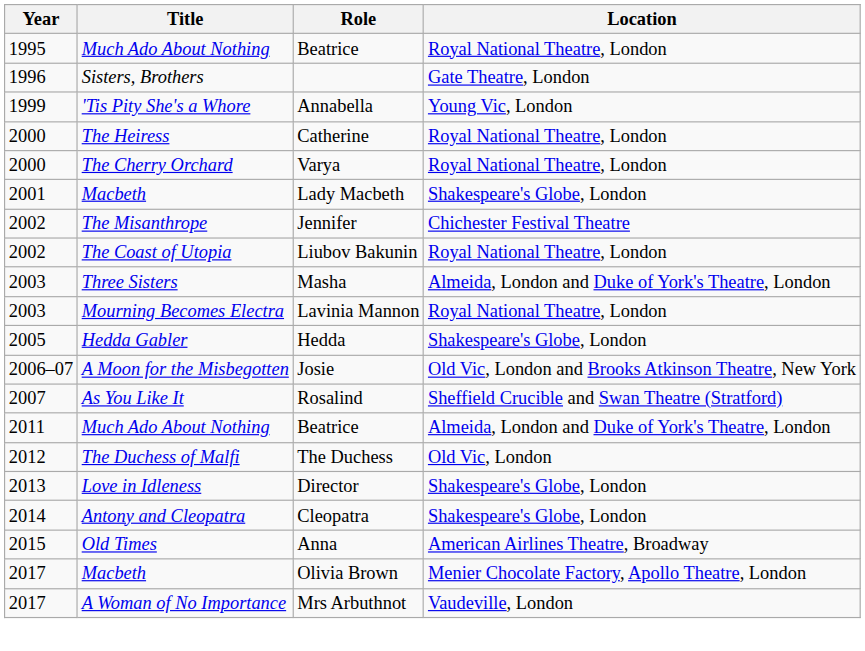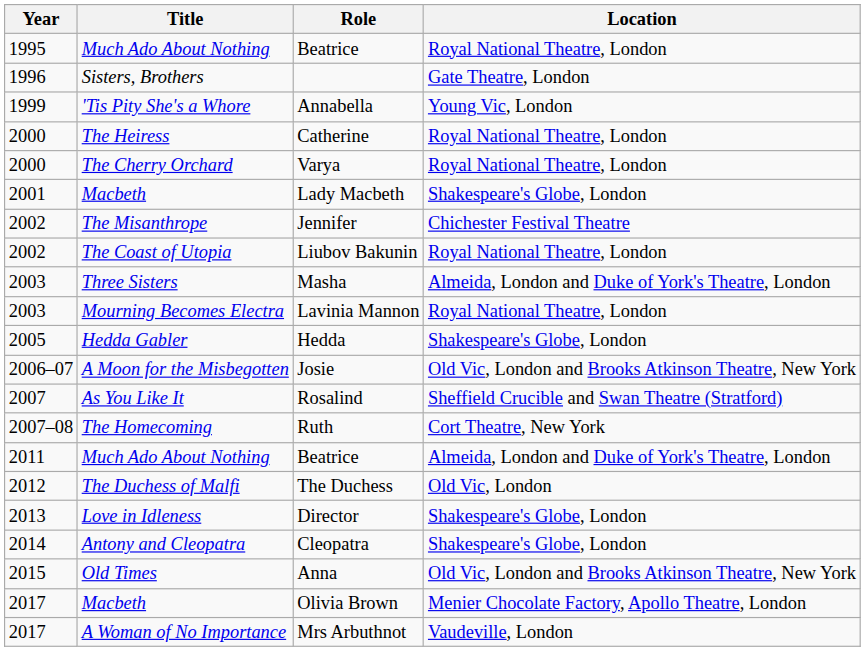+ row: (41, 427)
(568, 544) American Airlines Theatre, Broadway -> (642, 573) Old Vic, London and Brooks Atkinson Theatre, New York
